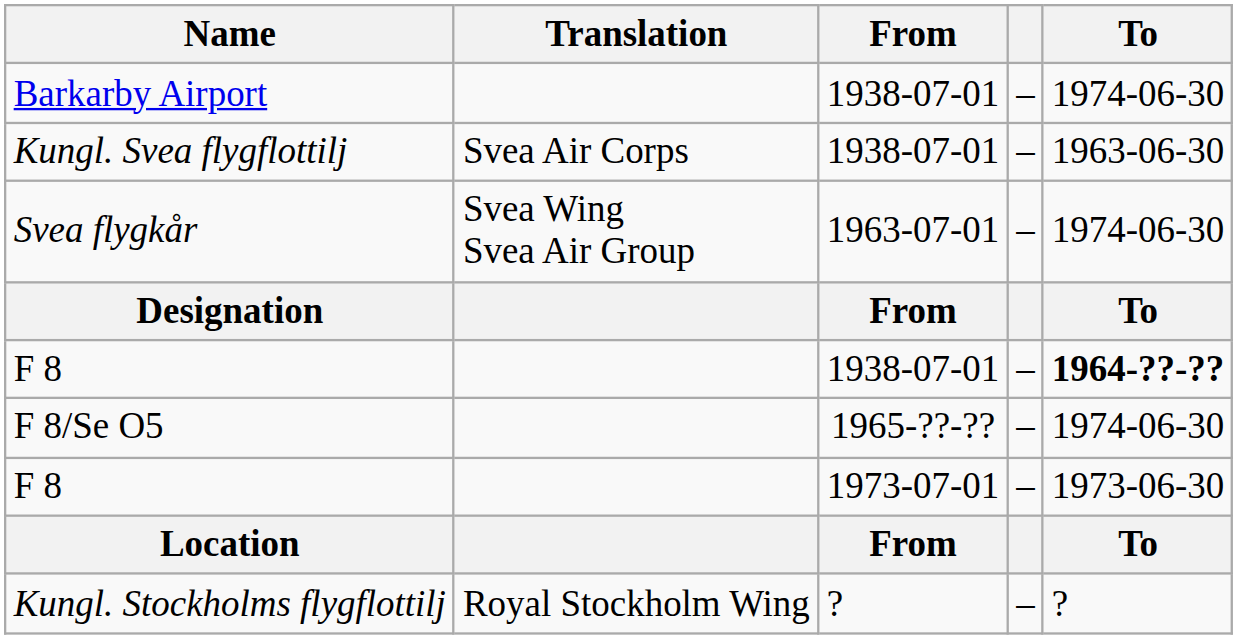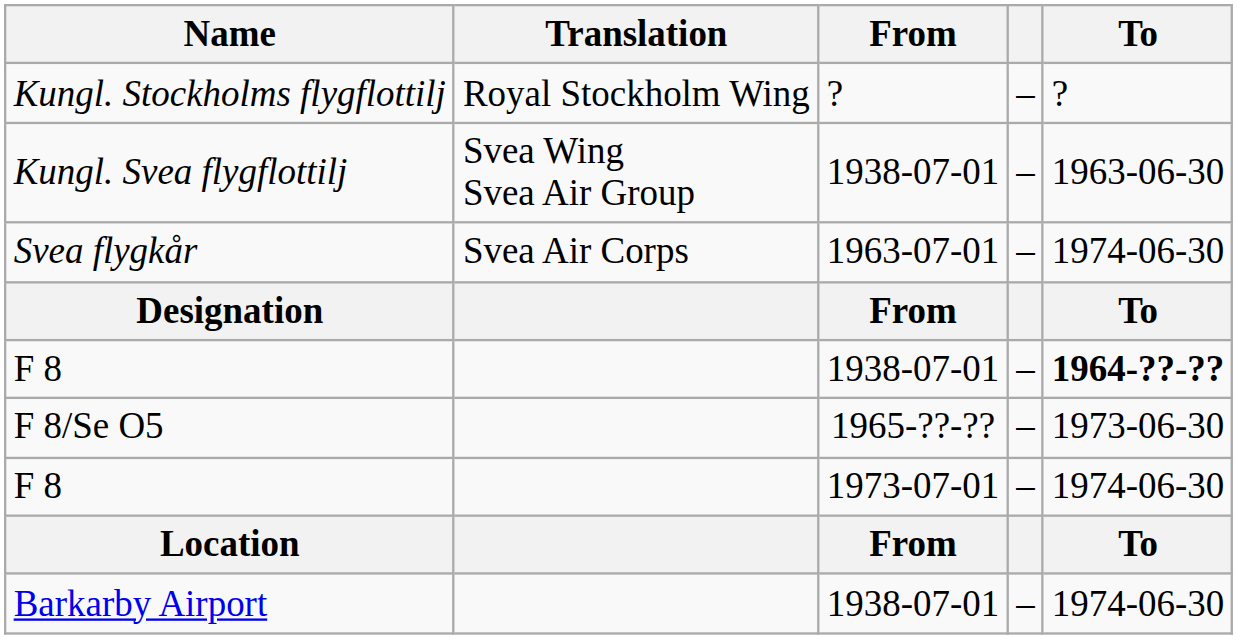rows swapped: (230, 602) <-> (140, 92)
(576, 151) Svea Air Corps -> (579, 171) Svea Wing Svea Air Group
(579, 230) Svea Wing Svea Air Group -> (576, 251) Svea Air Corps
(1138, 427) 1974-06-30 -> (1138, 427) 1973-06-30
(1138, 485) 1973-06-30 -> (1138, 485) 1974-06-30
